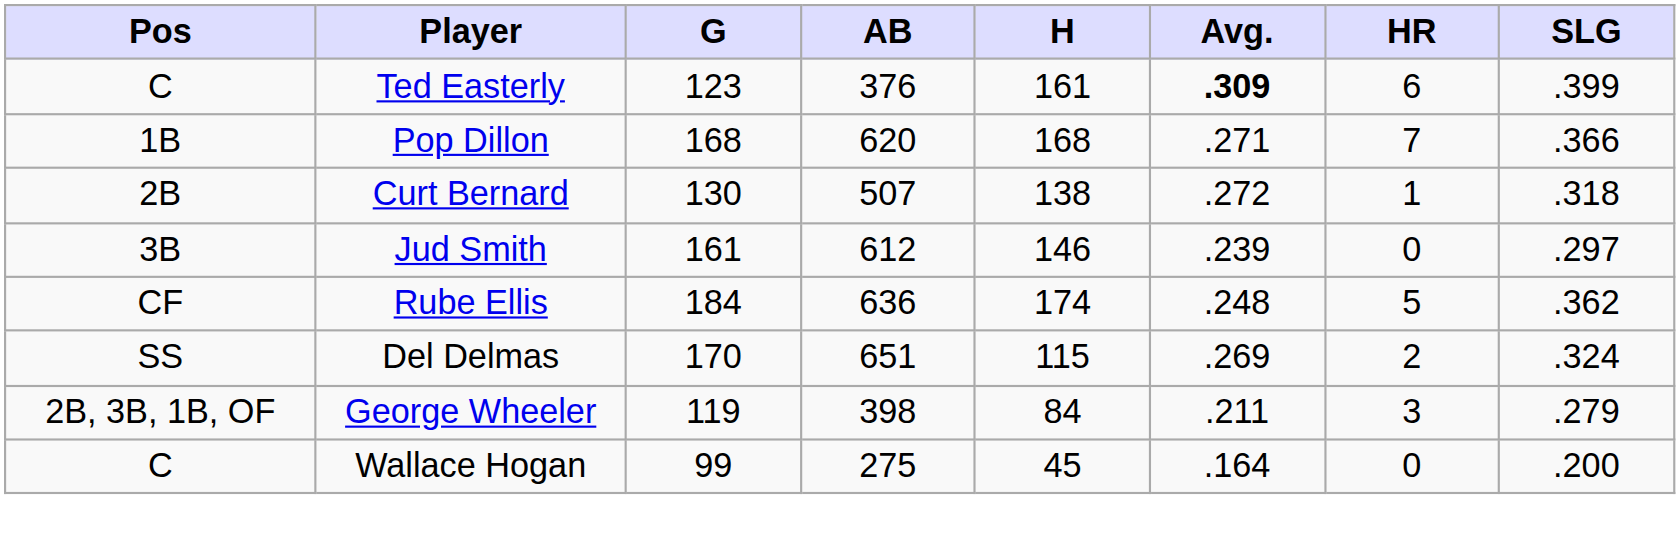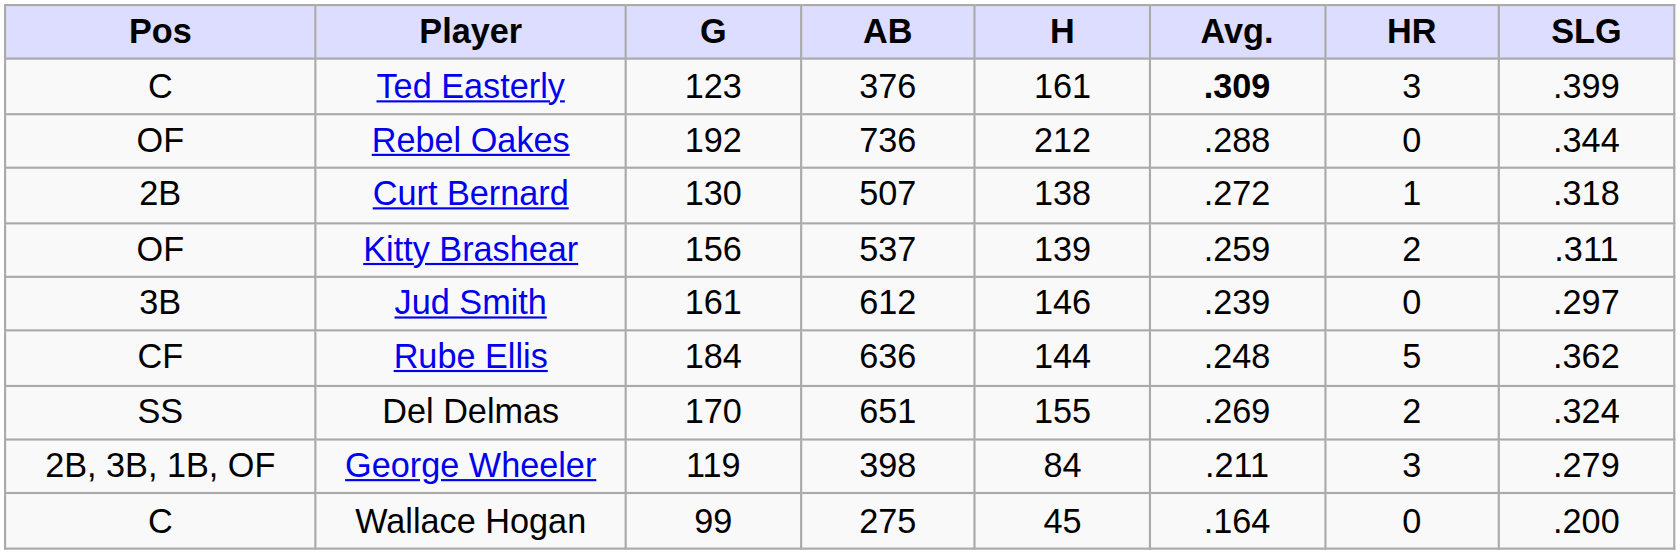(1412, 85) 6 -> (1412, 85) 3
+ row: (471, 140)
- row: (471, 140)
+ row: (471, 248)
(1062, 303) 174 -> (1062, 357) 144
(1062, 357) 115 -> (1062, 411) 155
